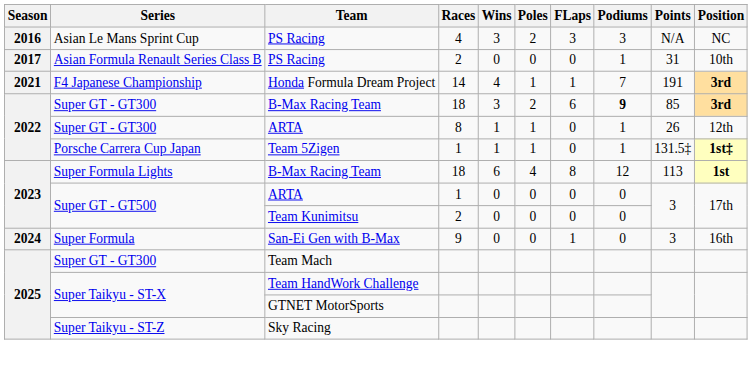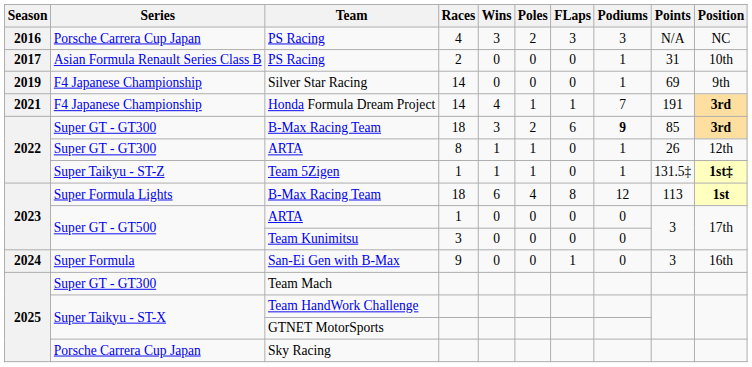(126, 38) Asian Le Mans Sprint Cup -> (127, 38) Porsche Carrera Cup Japan
+ row: (28, 83)
(127, 150) Porsche Carrera Cup Japan -> (109, 172) Super Taikyu - ST-Z
(458, 216) 2 -> (458, 239) 3
(109, 328) Super Taikyu - ST-Z -> (127, 350) Porsche Carrera Cup Japan
